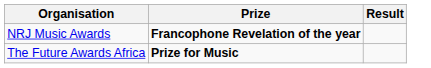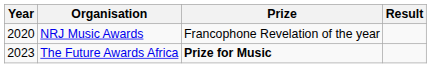+ column: (21, 14)
(256, 33) bold -> (282, 33) normal
